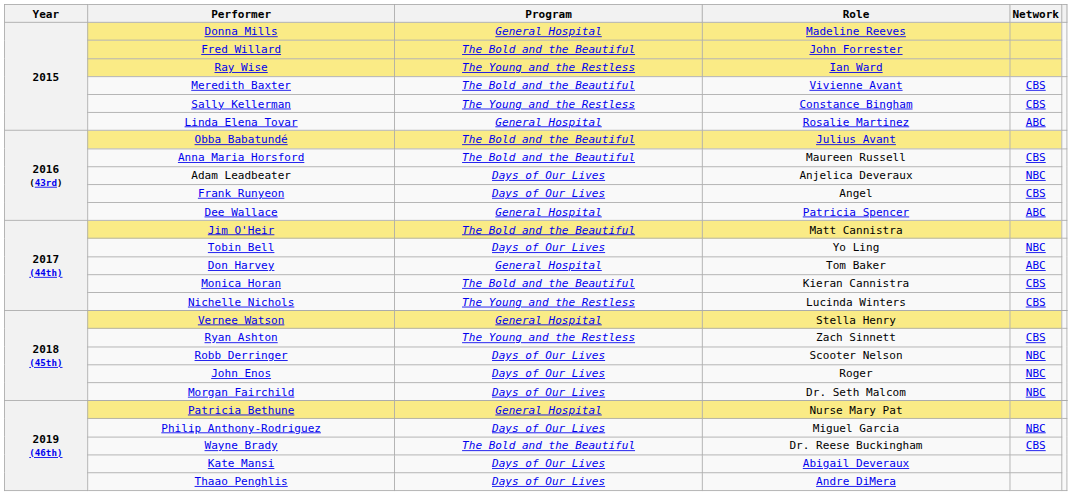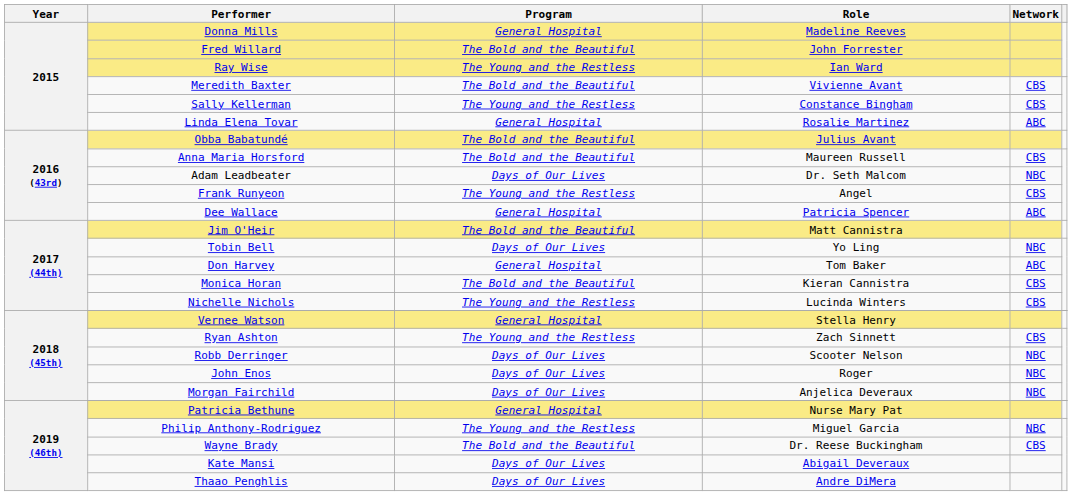(856, 176) Anjelica Deveraux -> (856, 176) Dr. Seth Malcom
(549, 194) Days of Our Lives -> (549, 194) The Young and the Restless
(856, 392) Dr. Seth Malcom -> (856, 392) Anjelica Deveraux
(549, 428) Days of Our Lives -> (549, 428) The Young and the Restless
